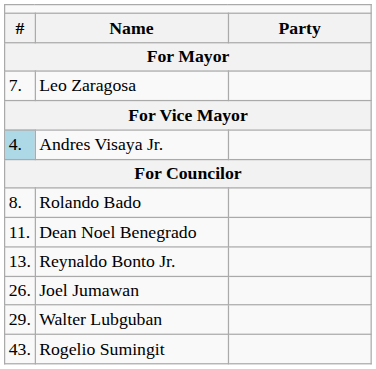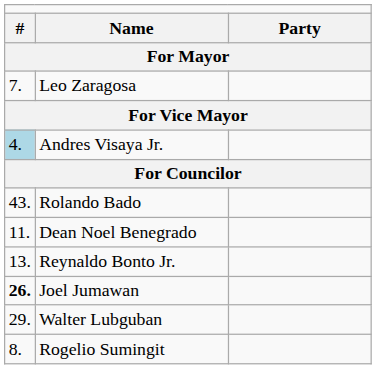(15, 203) 8. -> (20, 203) 43.
(20, 290) normal -> (20, 290) bold
(20, 349) 43. -> (15, 349) 8.
